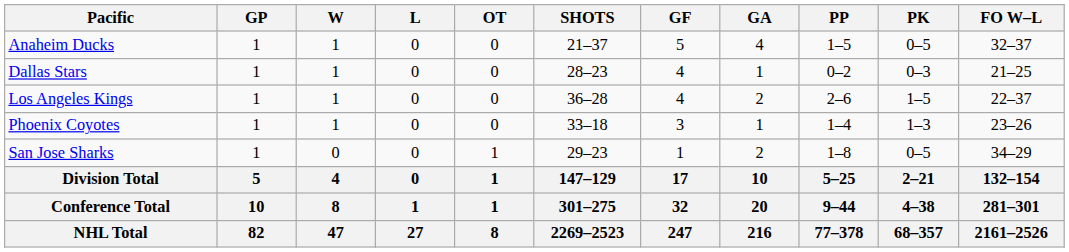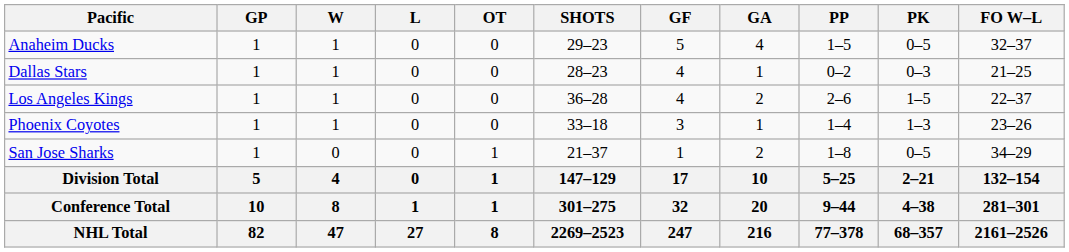(587, 44) 21–37 -> (587, 44) 29–23
(587, 152) 29–23 -> (587, 152) 21–37
